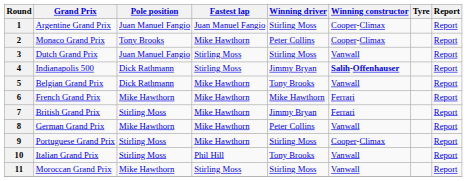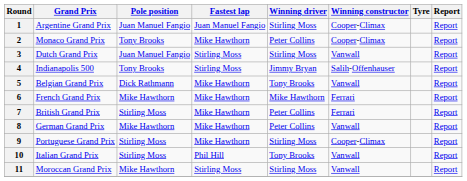(146, 68) Dick Rathmann -> (142, 68) Tony Brooks
(365, 68) bold -> (363, 68) normal
(293, 111) Jimmy Bryan -> (292, 111) Peter Collins
